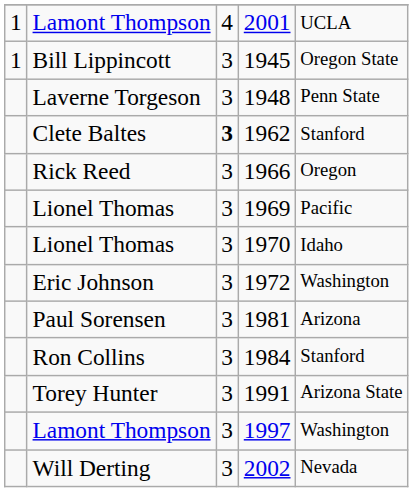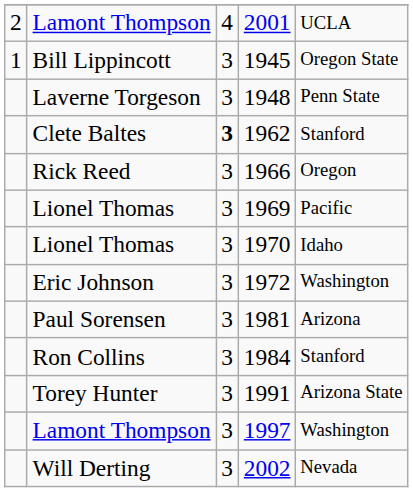(16, 23) 1 -> (16, 23) 2
